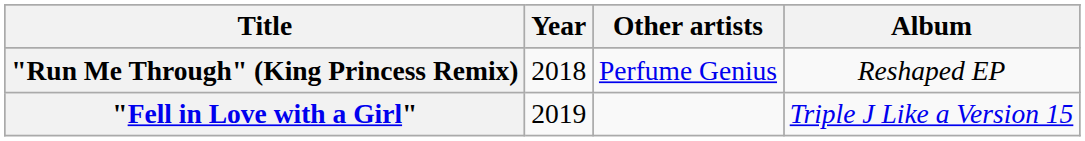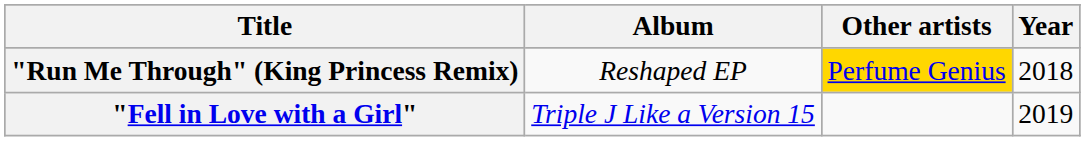columns swapped: (559, 26) <-> (932, 26)
(688, 69) no background -> (917, 69) gold background
